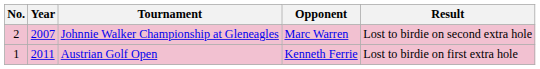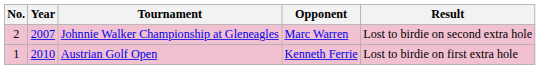(43, 54) 2011 -> (43, 54) 2010
